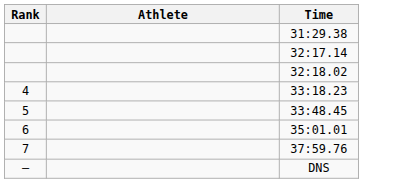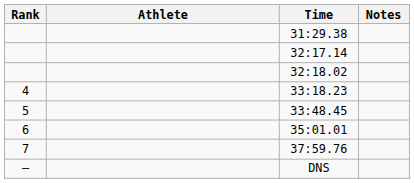+ column: (384, 14)
